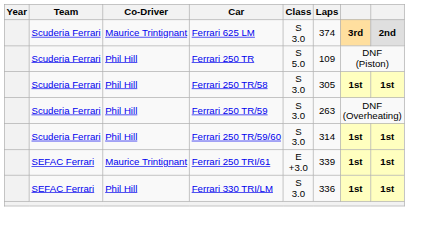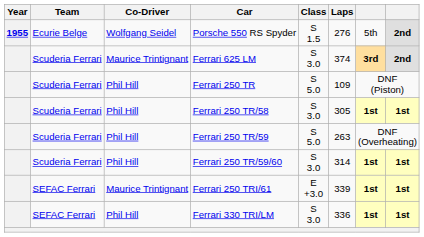+ row: (244, 33)
(298, 111) S 3.0 -> (314, 137) S 5.0
